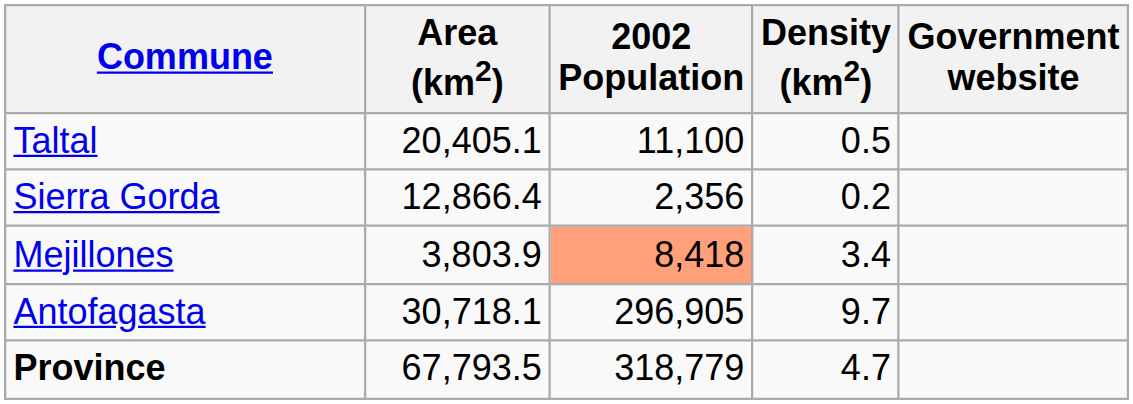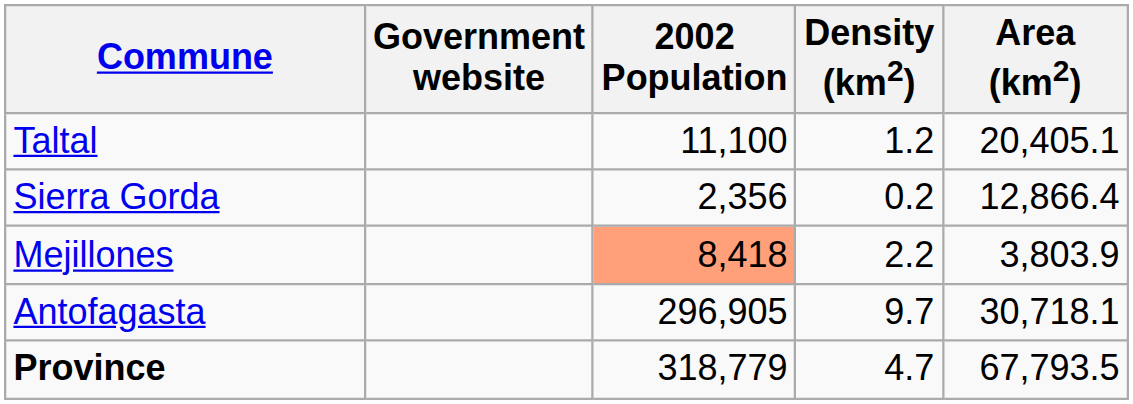columns swapped: (457, 58) <-> (1014, 58)
(866, 140) 0.5 -> (909, 140) 1.2
(866, 254) 3.4 -> (909, 254) 2.2
